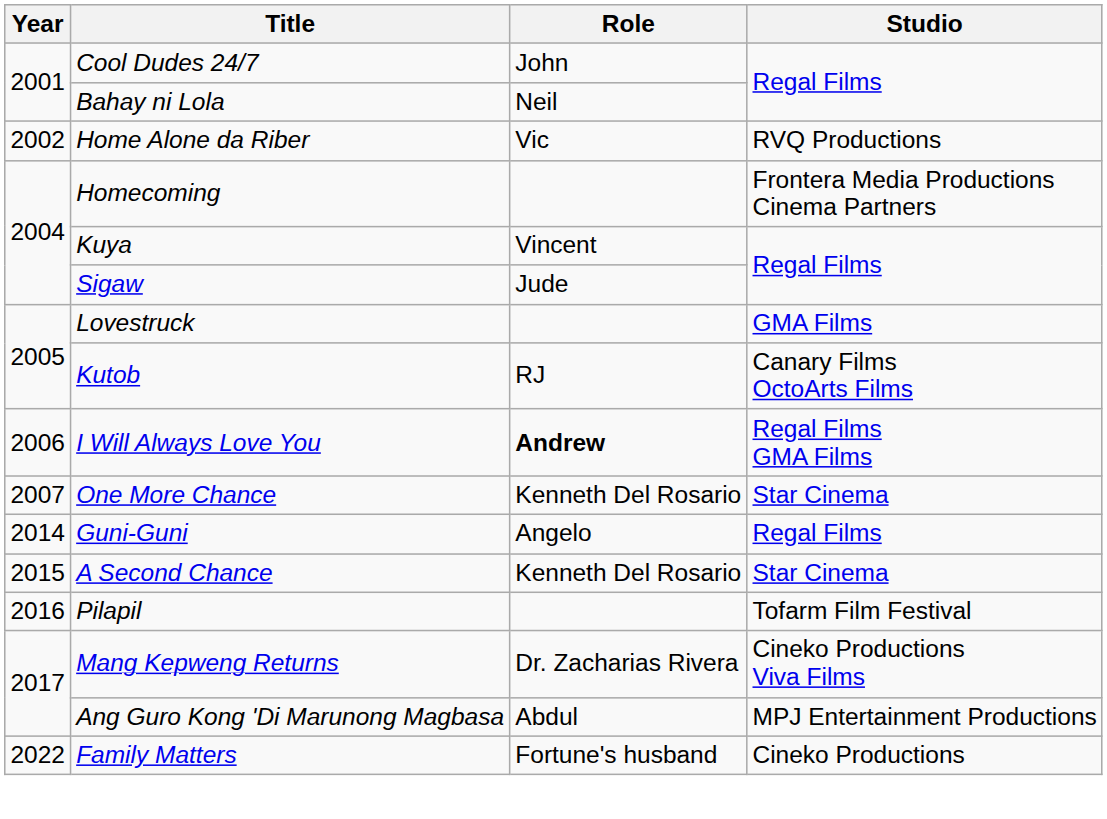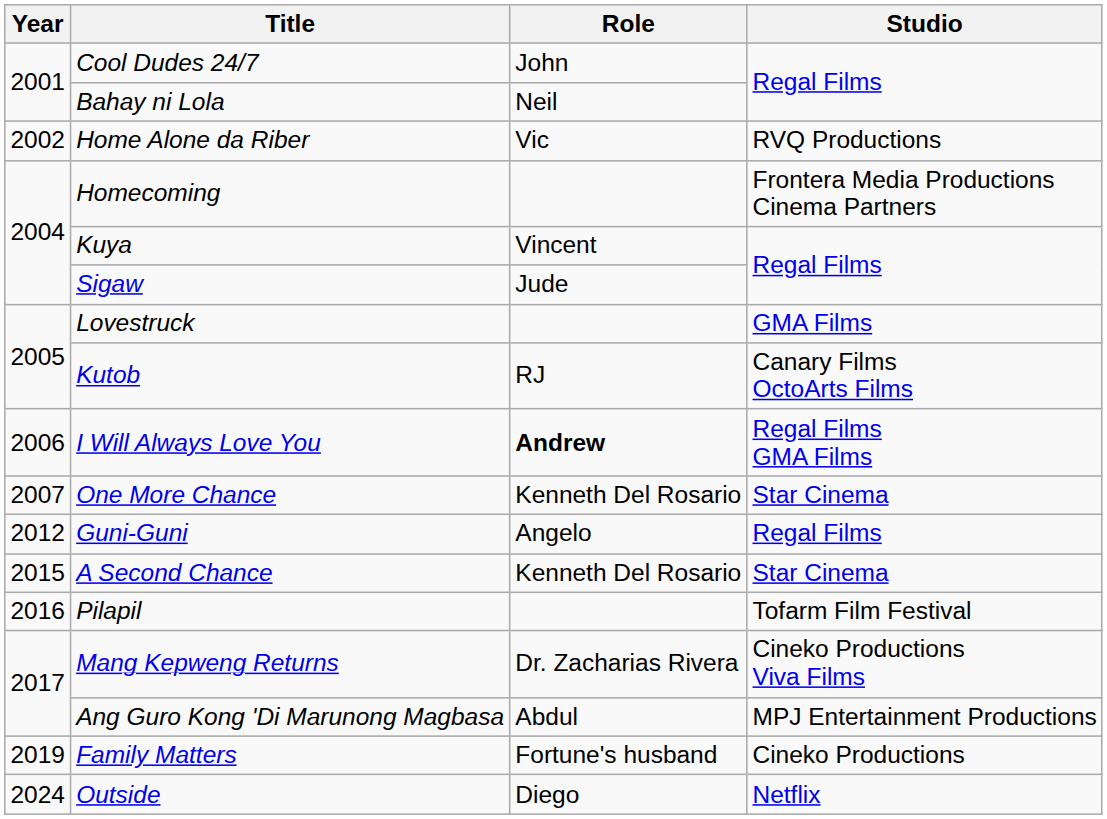(38, 533) 2014 -> (38, 533) 2012
(38, 755) 2022 -> (38, 755) 2019
+ row: (118, 794)
